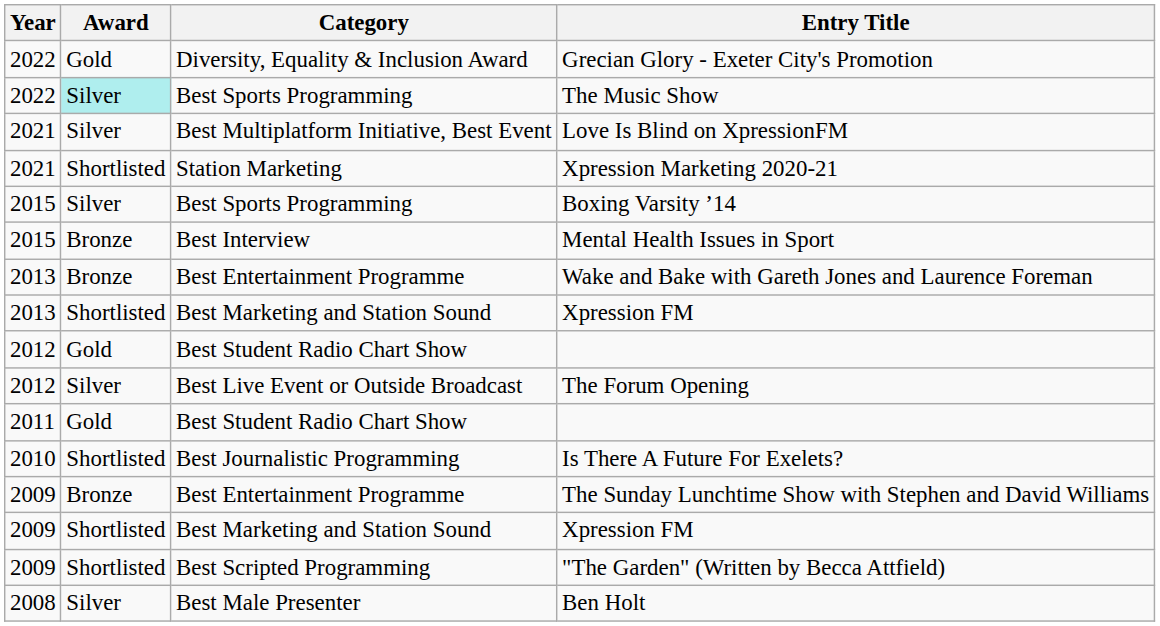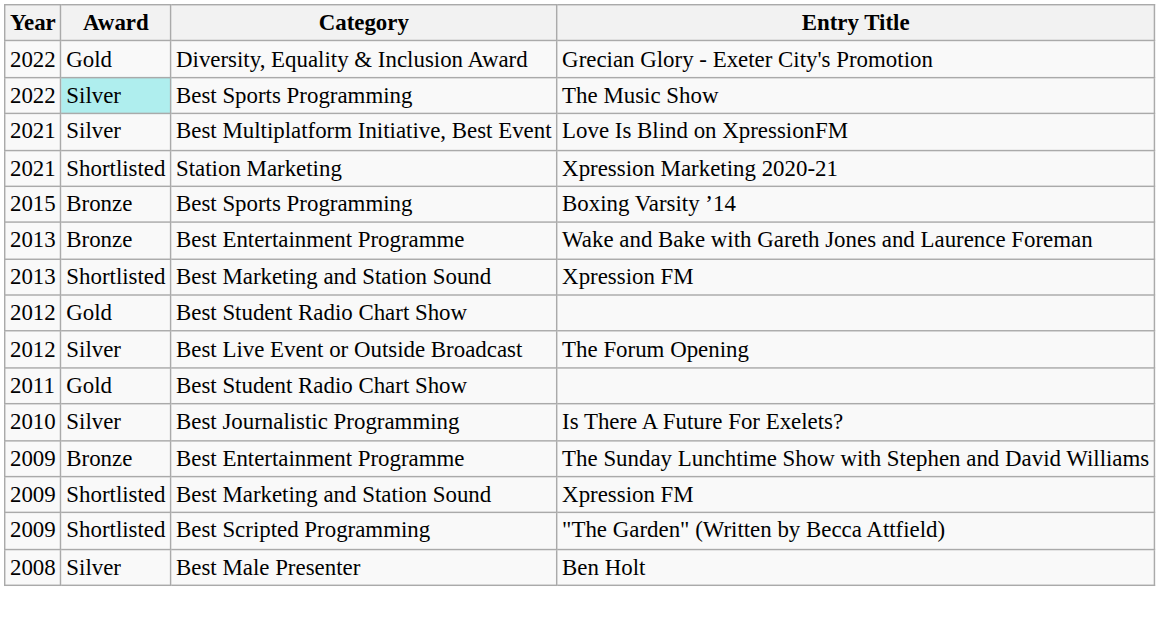(94, 204) Silver -> (99, 204) Bronze
- row: (33, 240)
(116, 458) Shortlisted -> (94, 421) Silver
